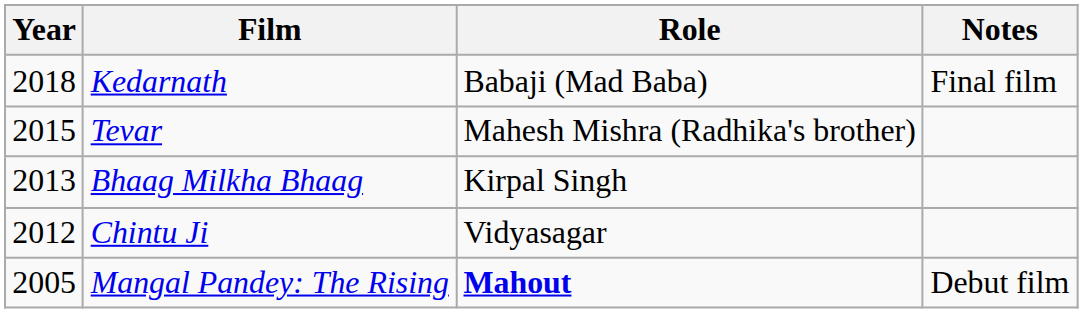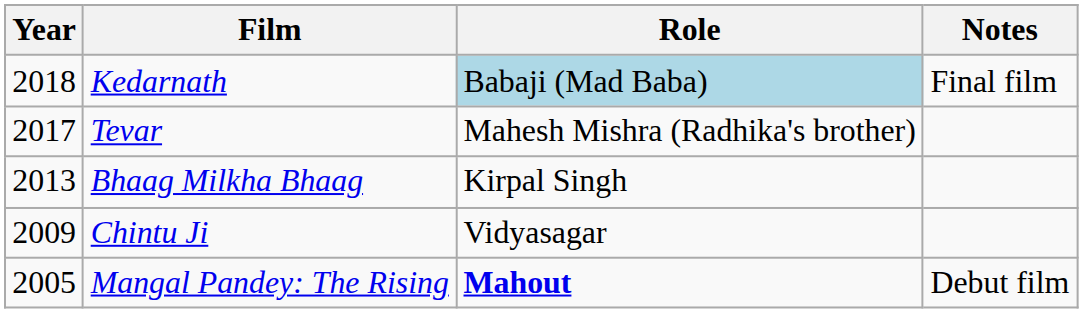(586, 80) no background -> (586, 80) lightblue background
(44, 130) 2015 -> (44, 130) 2017
(44, 231) 2012 -> (44, 231) 2009
